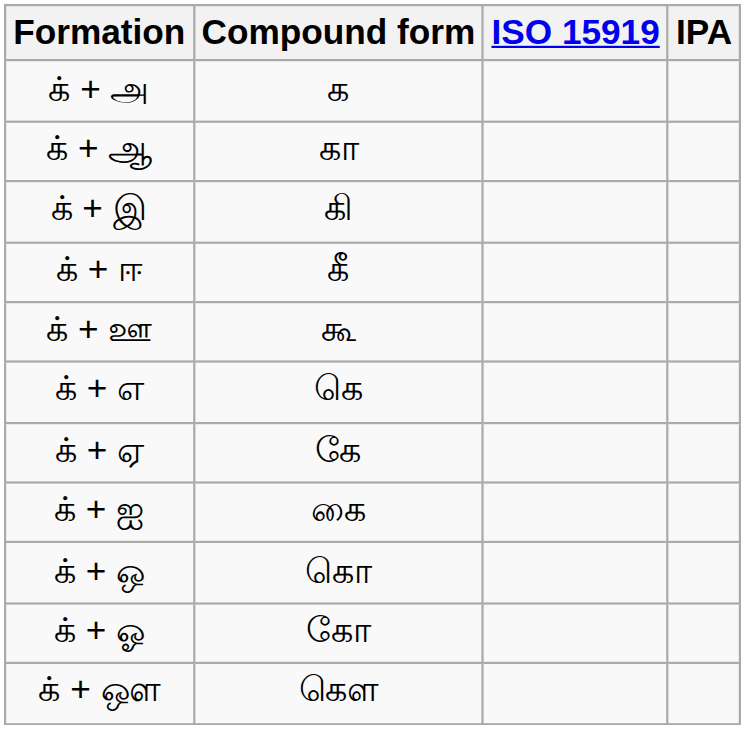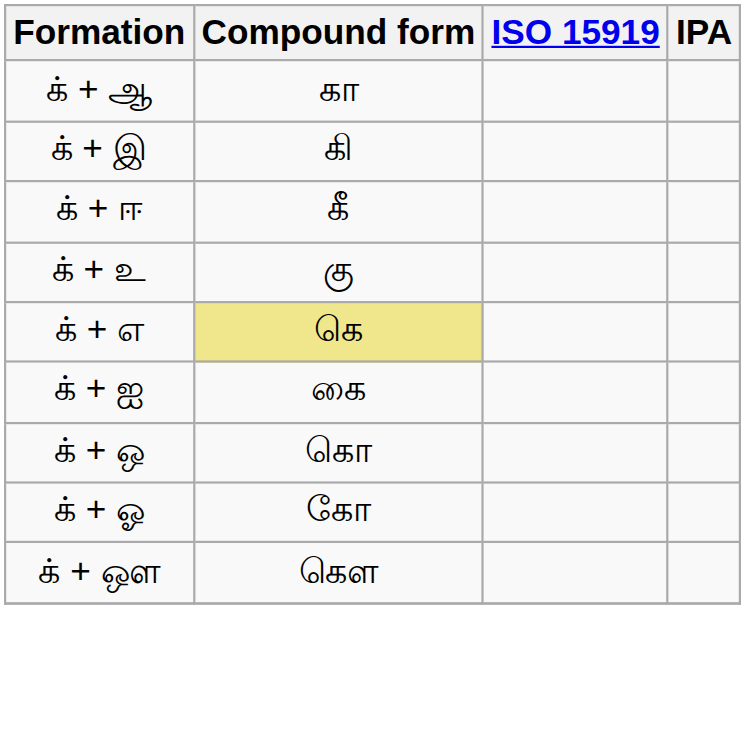- row: (99, 88)
+ row: (99, 268)
- row: (99, 329)
(338, 389) no background -> (338, 329) khaki background
- row: (99, 449)
